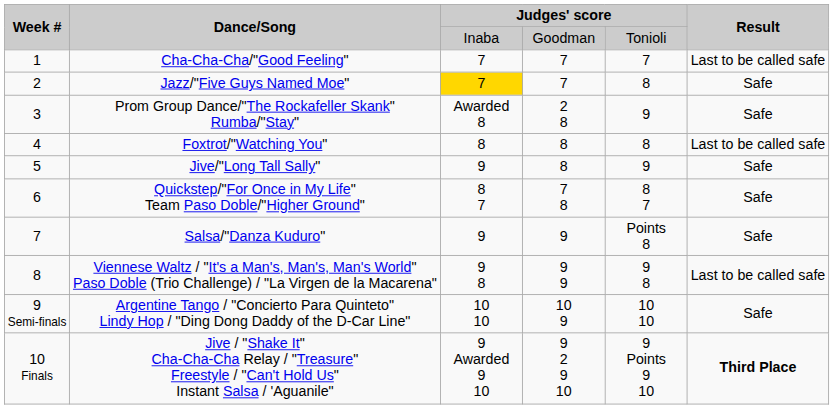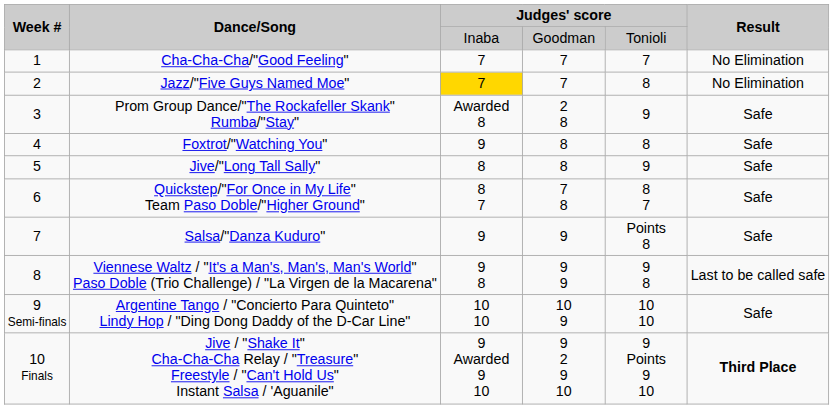(758, 60) Last to be called safe -> (758, 60) No Elimination
(758, 83) Safe -> (758, 83) No Elimination
(481, 144) 8 -> (481, 144) 9
(758, 144) Last to be called safe -> (758, 144) Safe
(481, 167) 9 -> (481, 167) 8
